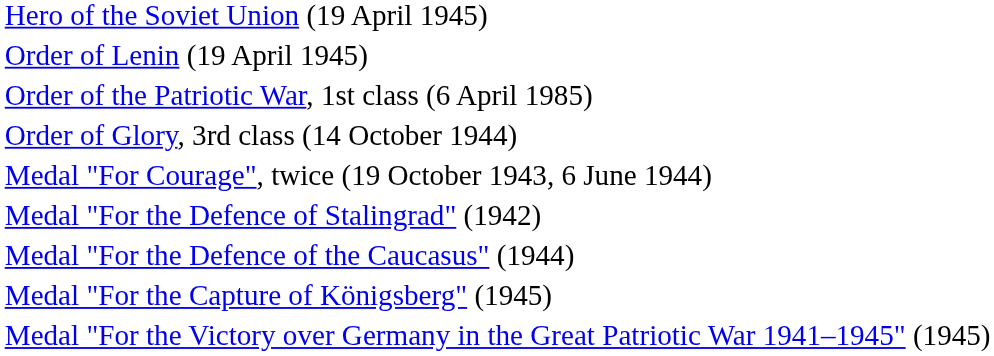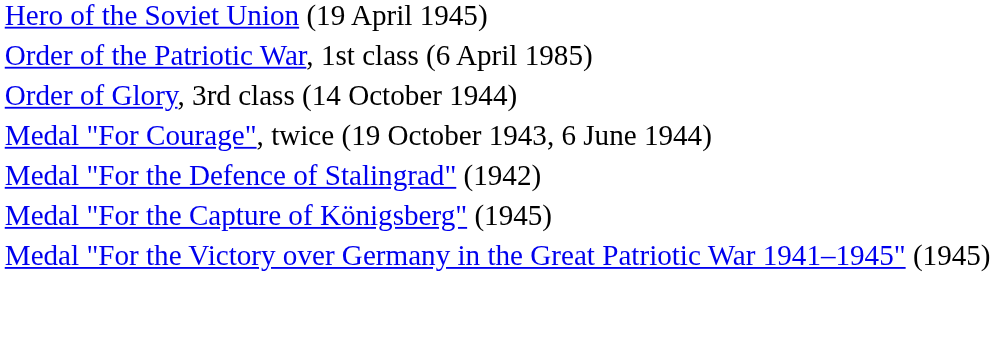- row: (186, 55)
- row: (290, 255)
